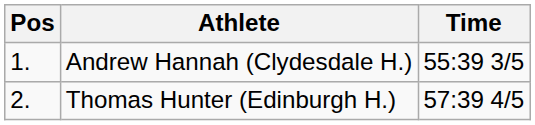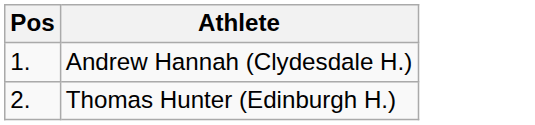- column: (474, 23)
